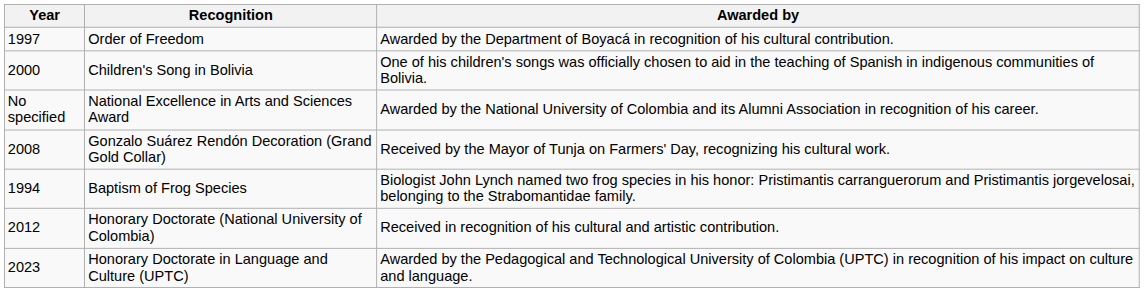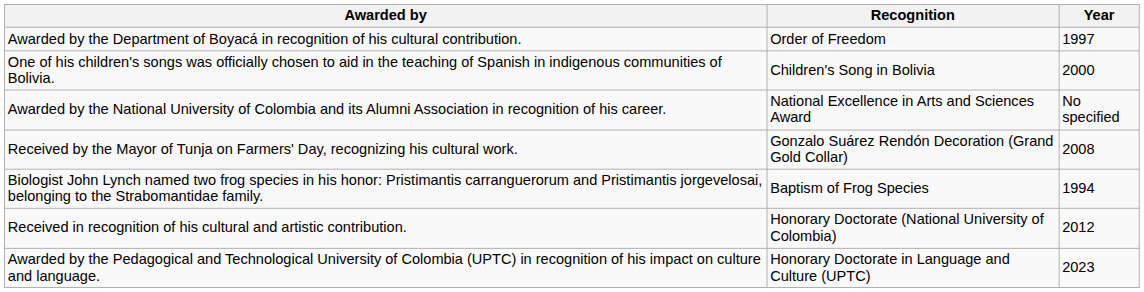columns swapped: (45, 16) <-> (758, 16)
